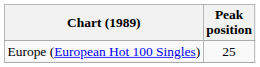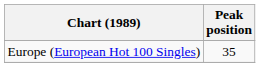(229, 51) 25 -> (229, 51) 35
